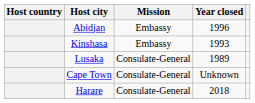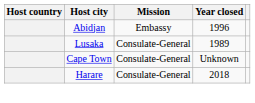- row: (89, 43)
